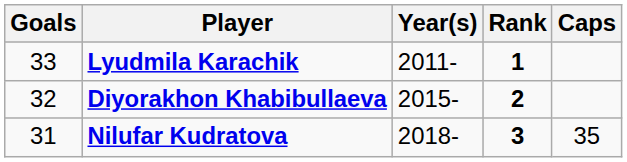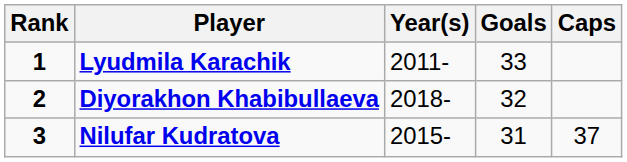columns swapped: (518, 23) <-> (43, 23)
(428, 99) 2015- -> (420, 99) 2018-
(428, 136) 2018- -> (420, 136) 2015-
(587, 136) 35 -> (587, 136) 37
